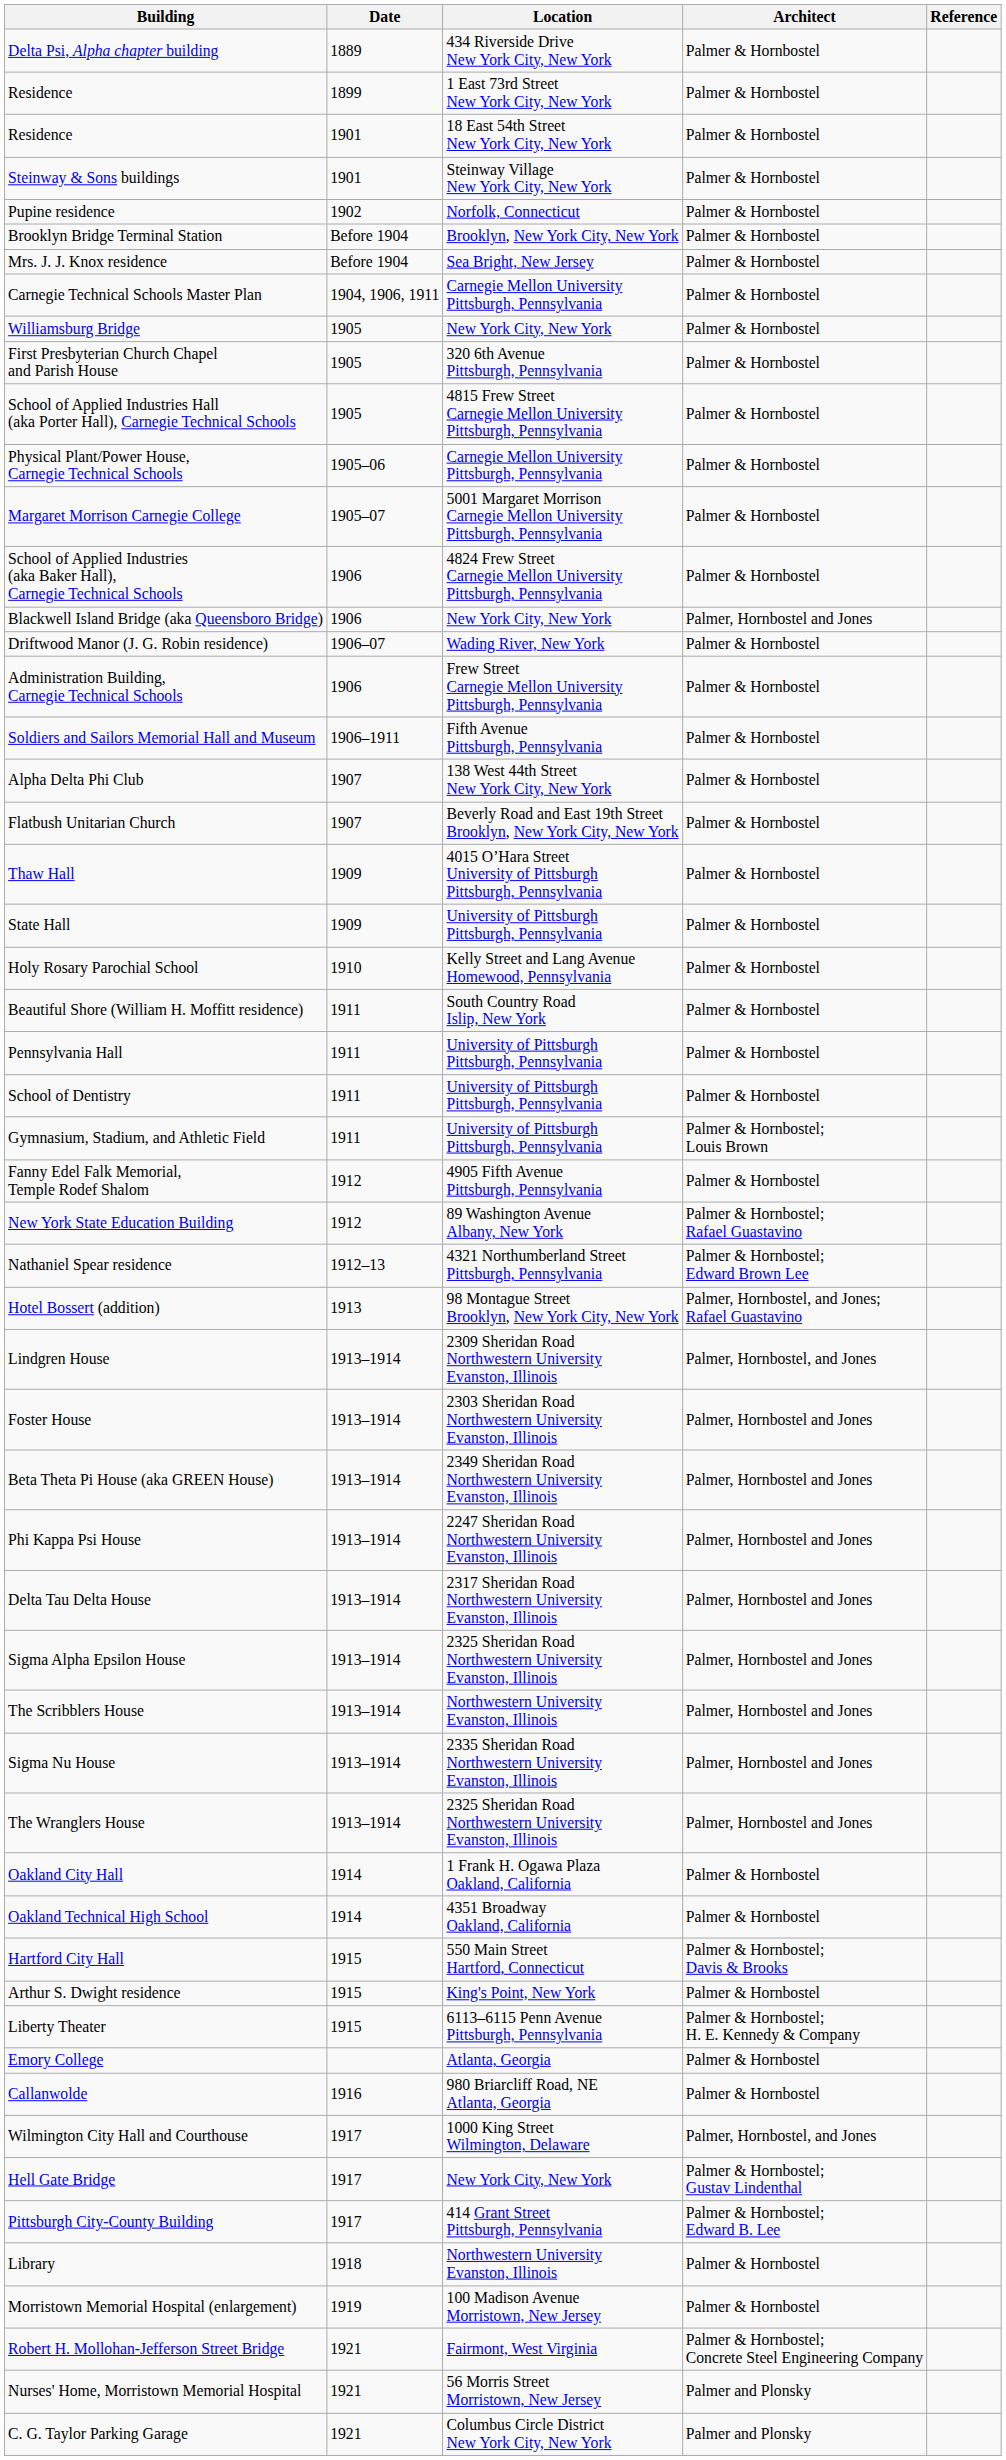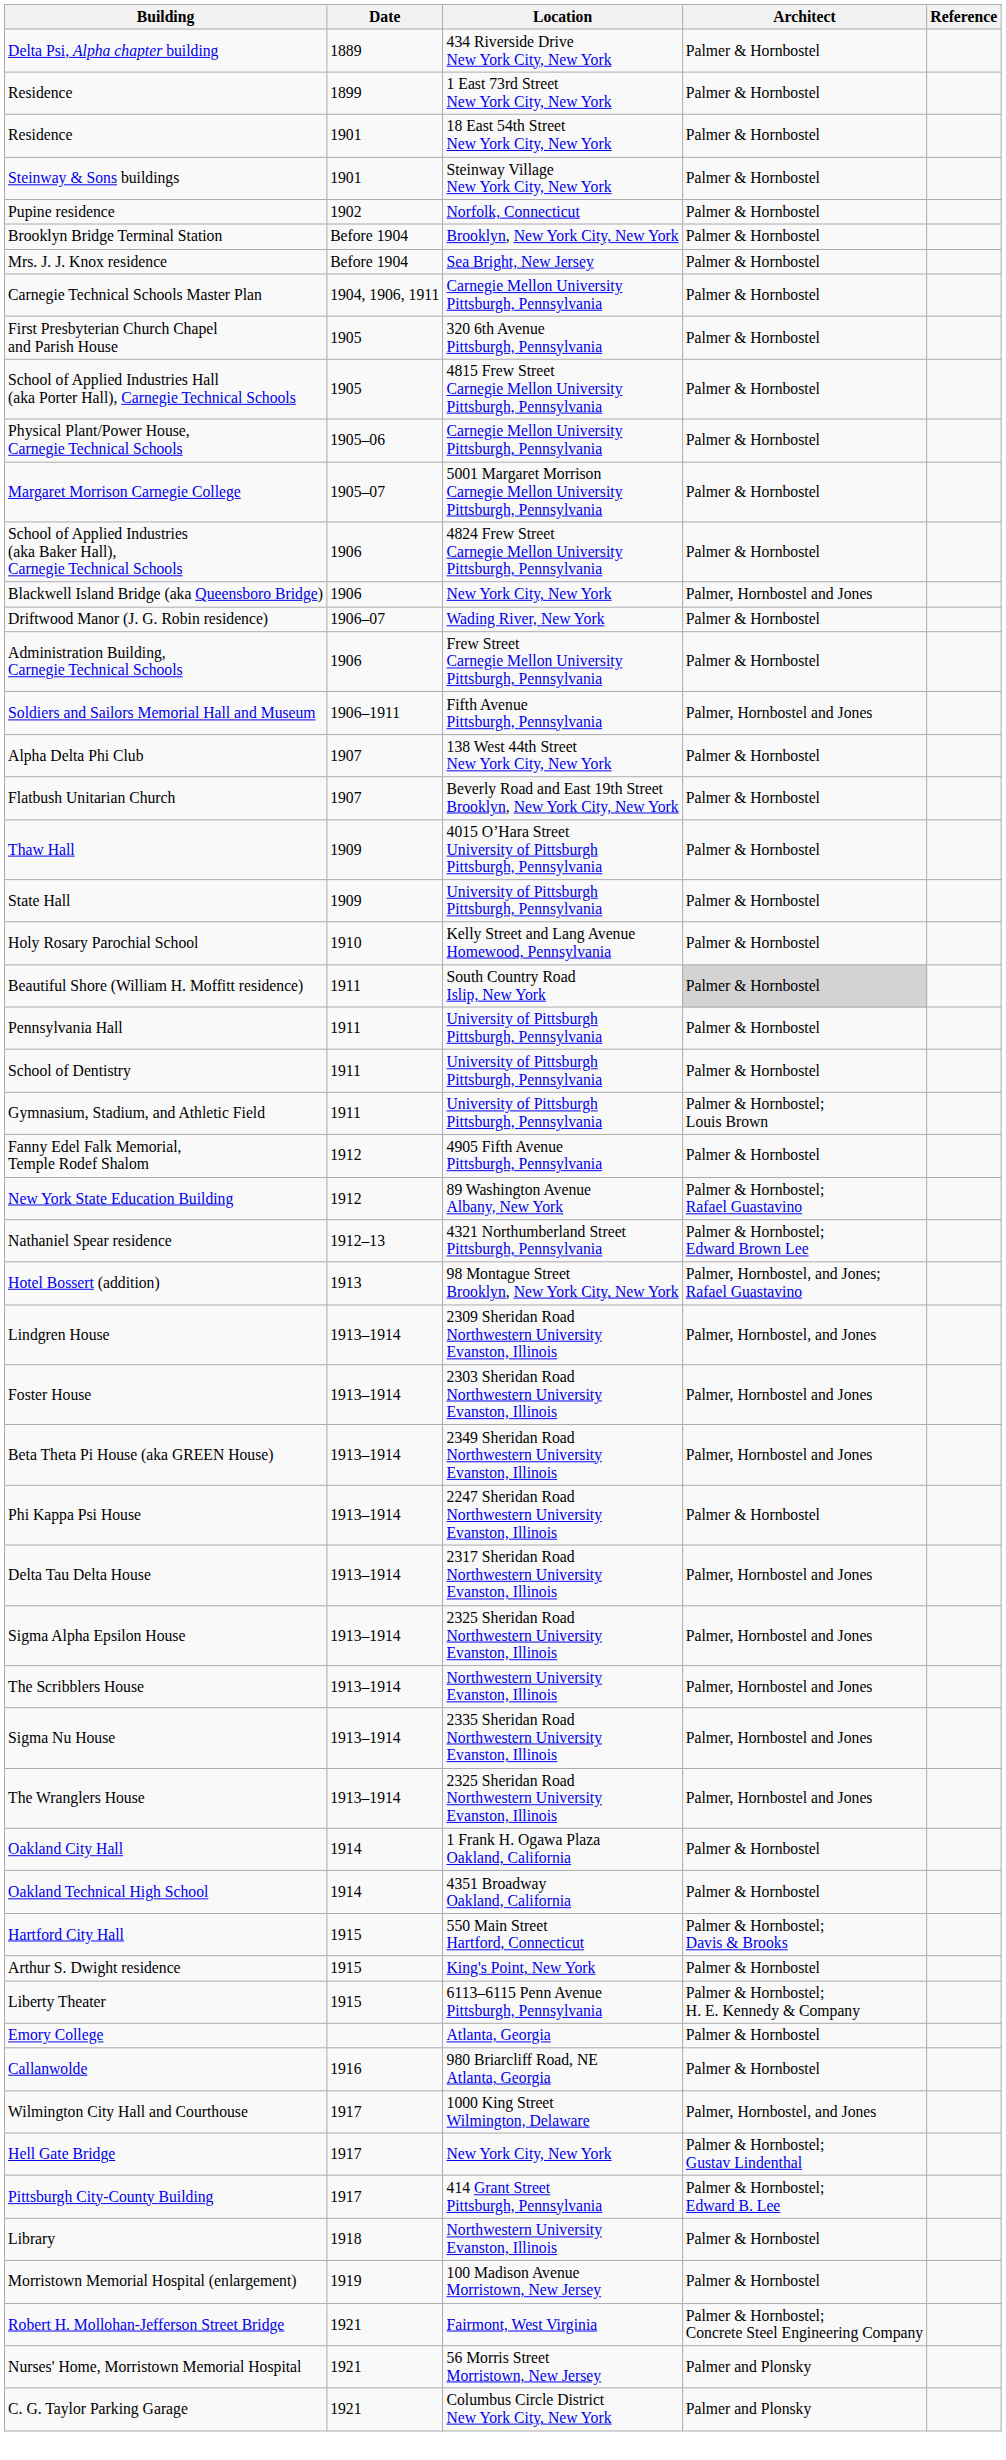- row: (74, 328)
(753, 737) Palmer & Hornbostel -> (779, 713) Palmer, Hornbostel and Jones
(753, 1010) no background -> (753, 985) lightgrey background
(779, 1539) Palmer, Hornbostel and Jones -> (753, 1515) Palmer & Hornbostel
